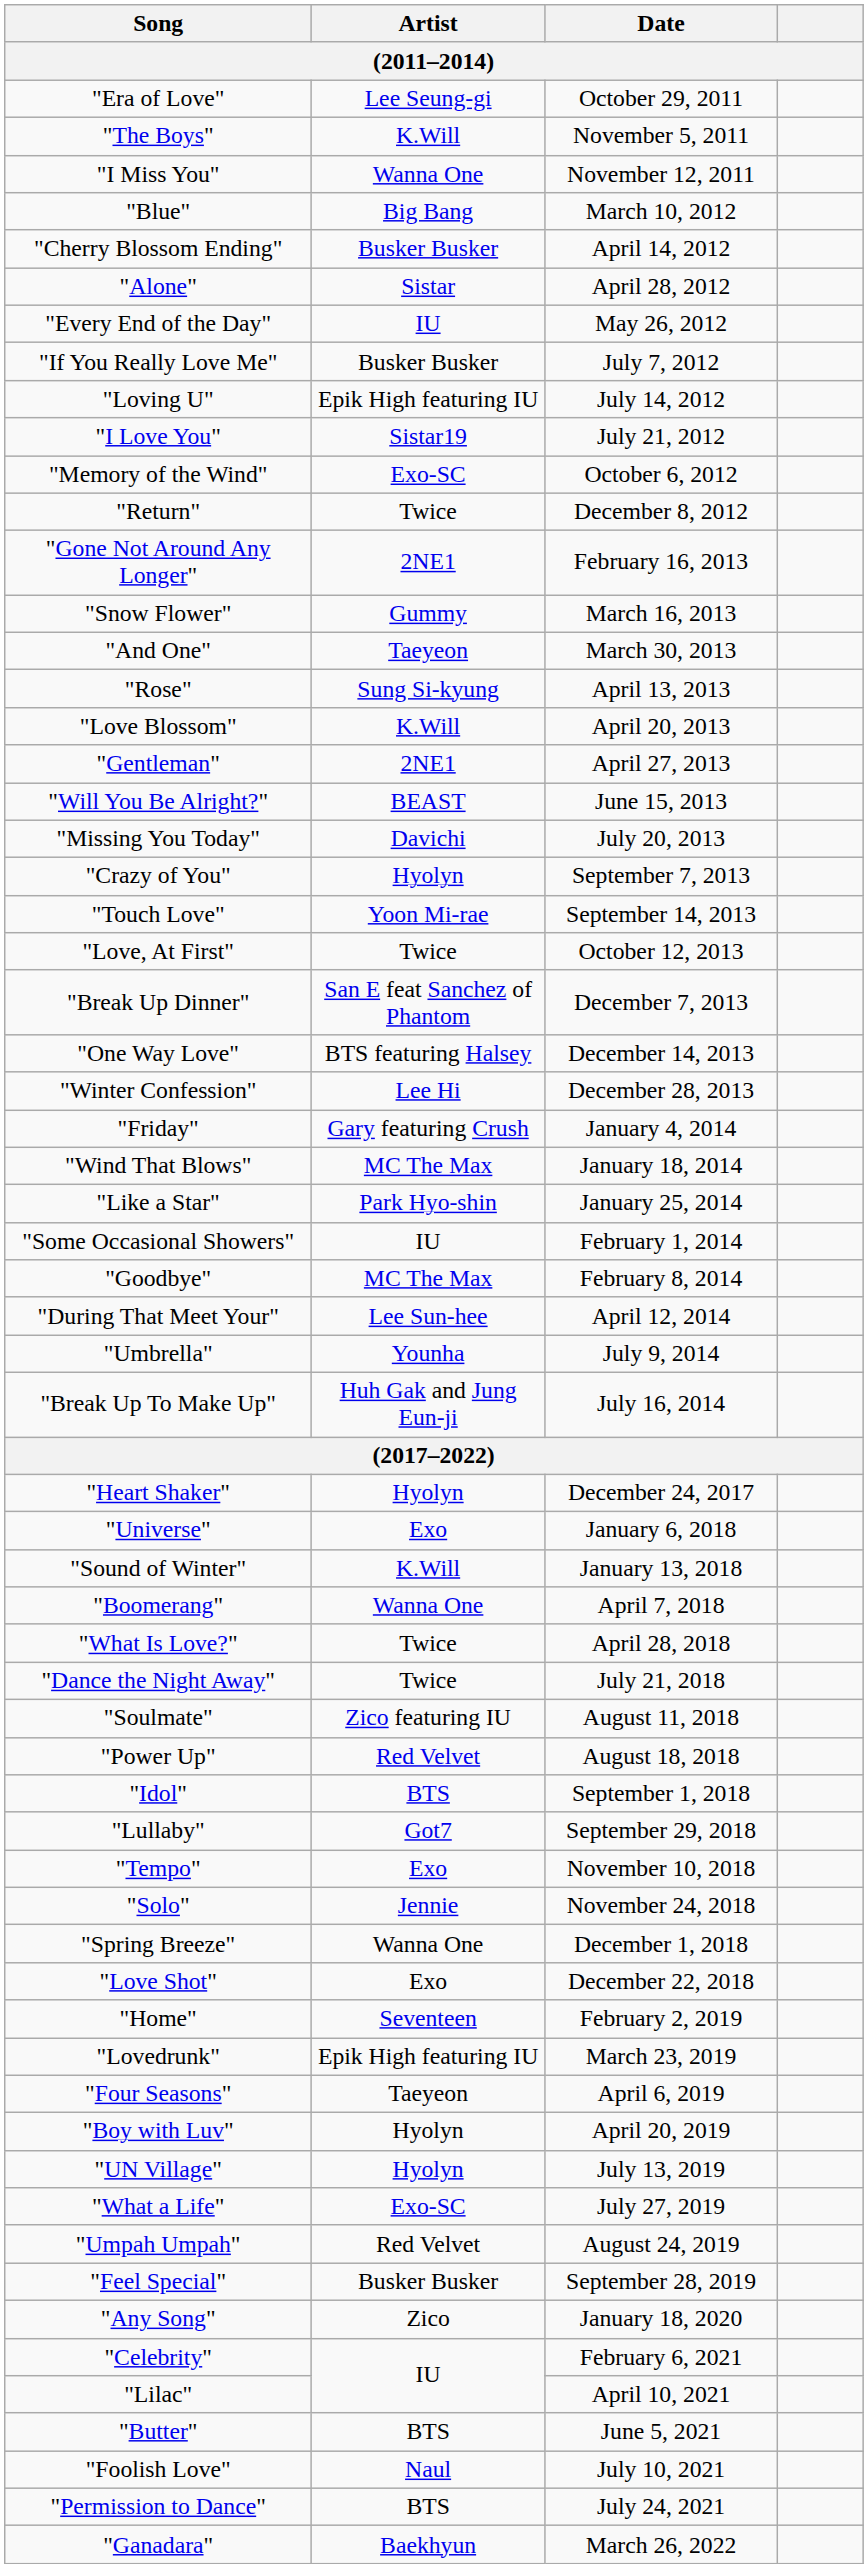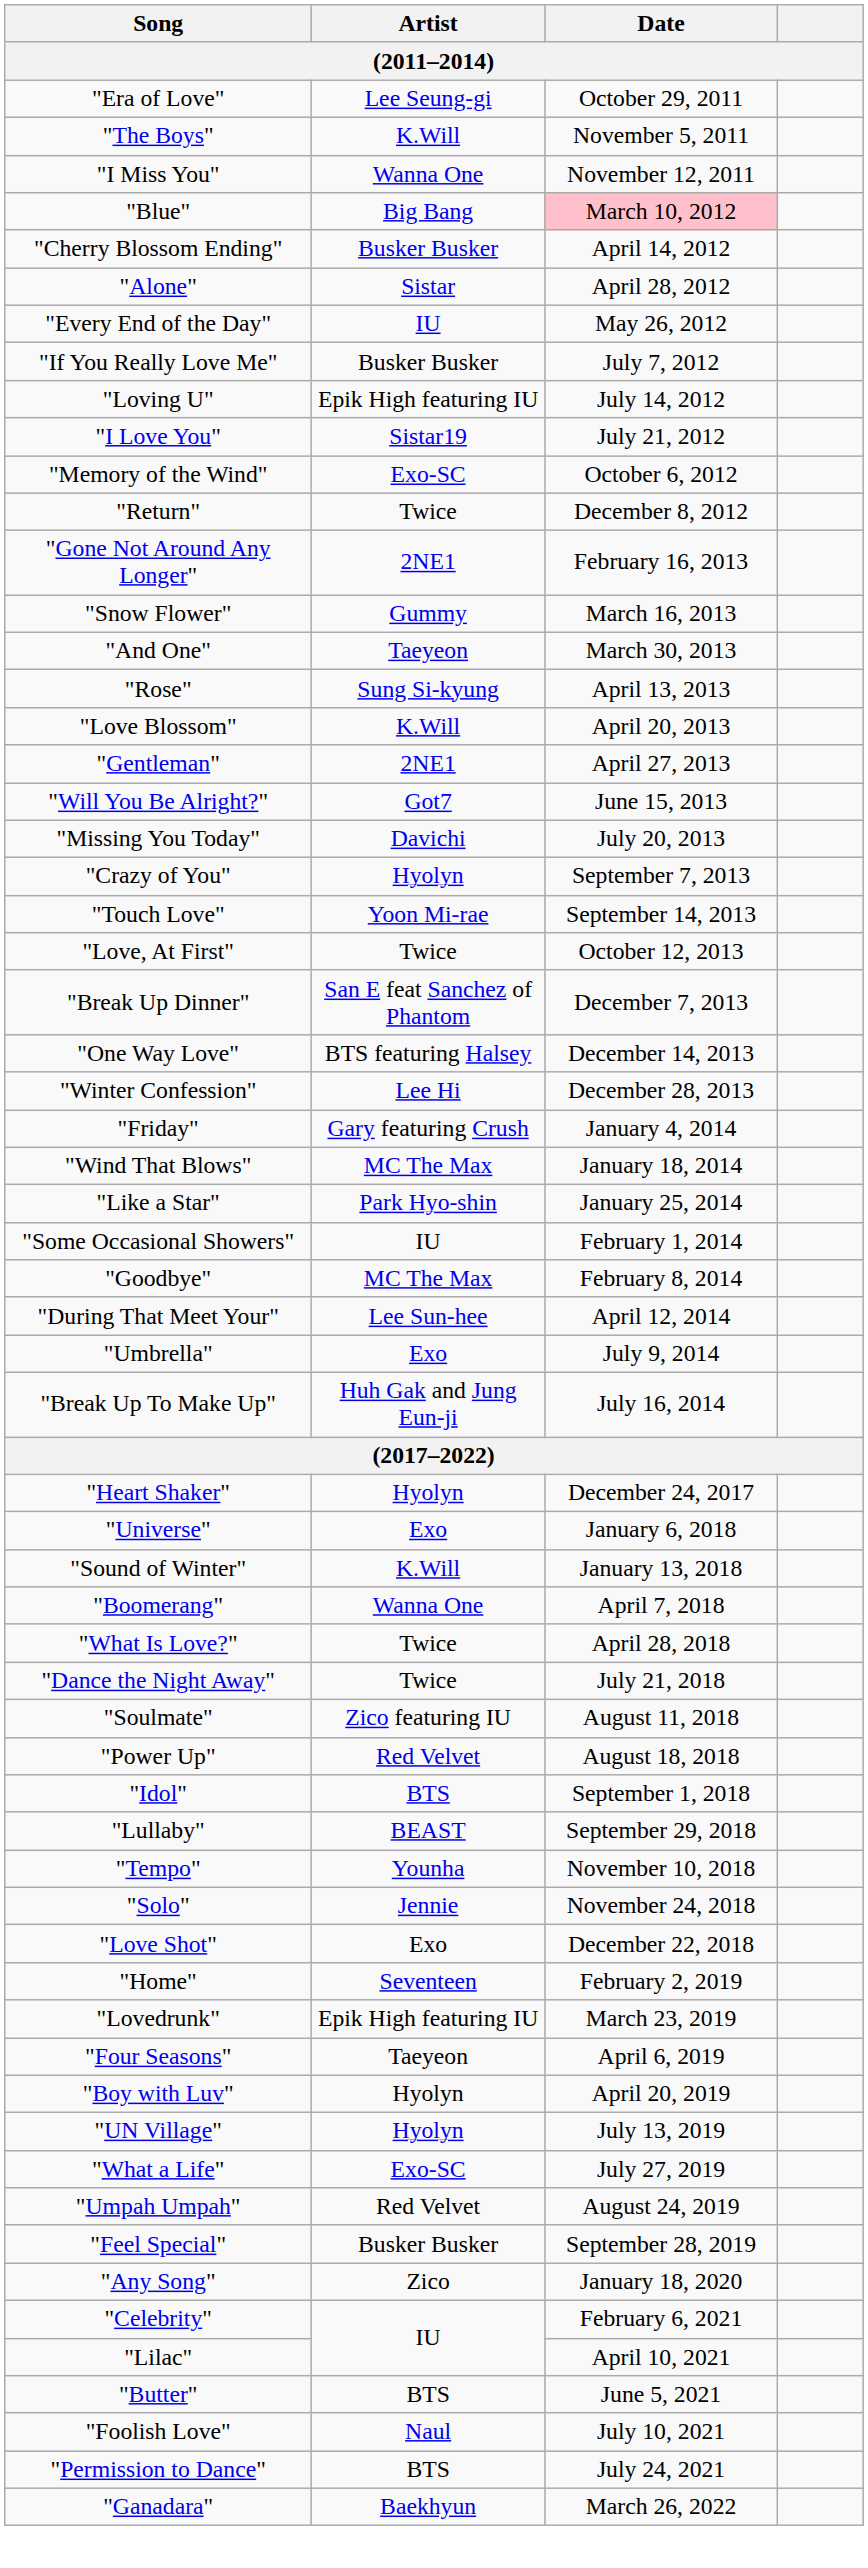(661, 211) no background -> (661, 211) pink background
(428, 801) BEAST -> (428, 801) Got7
(428, 1353) Younha -> (428, 1353) Exo
(428, 1830) Got7 -> (428, 1830) BEAST
(428, 1868) Exo -> (428, 1868) Younha
- row: (158, 1943)
